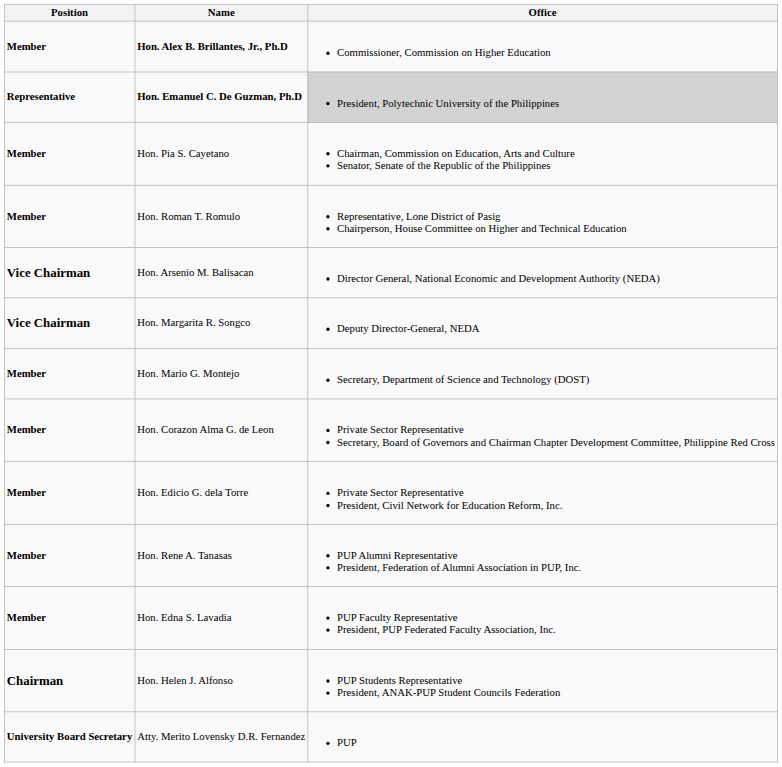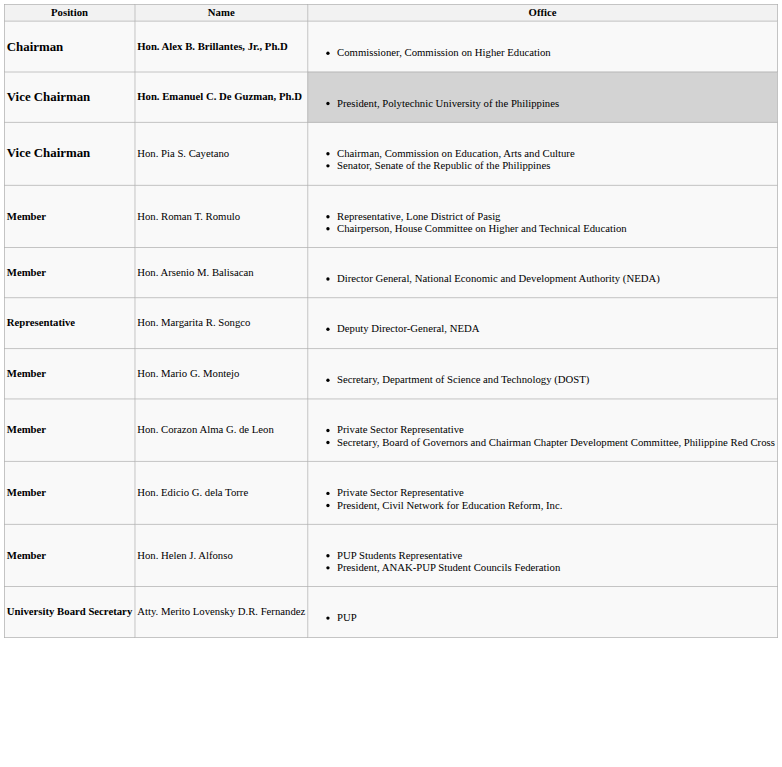(26, 46) Member -> (35, 46) Chairman
(41, 97) Representative -> (49, 97) Vice Chairman
(26, 153) Member -> (49, 153) Vice Chairman
(49, 272) Vice Chairman -> (26, 272) Member
(49, 323) Vice Chairman -> (41, 323) Representative
- row: (184, 555)
- row: (184, 618)
(35, 680) Chairman -> (26, 555) Member
